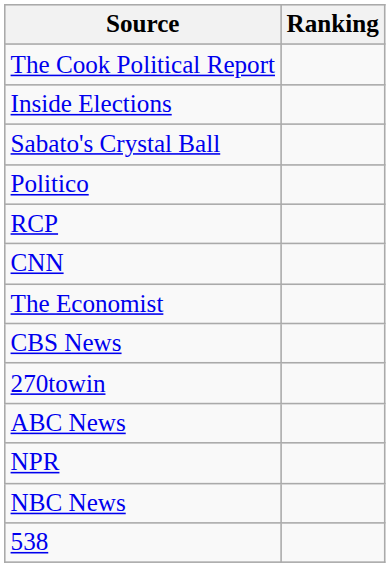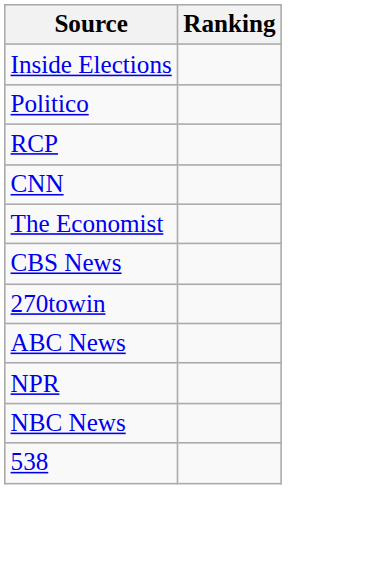- row: (143, 64)
- row: (115, 143)
